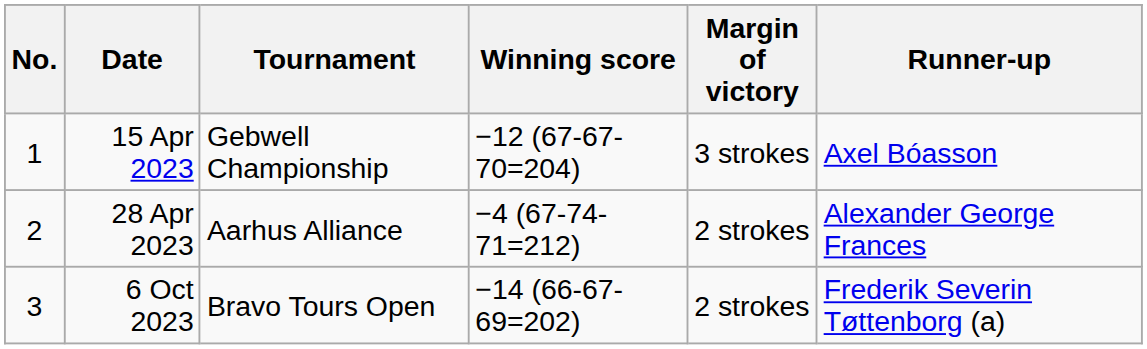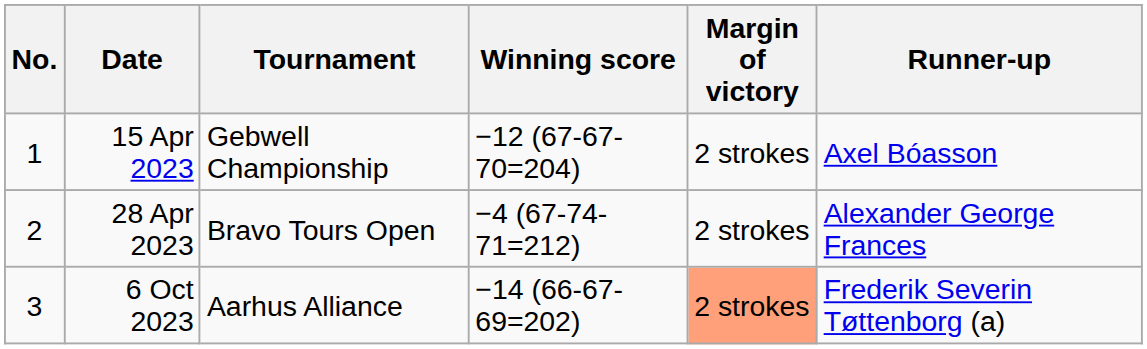(752, 152) 3 strokes -> (752, 152) 2 strokes
(305, 229) Aarhus Alliance -> (321, 229) Bravo Tours Open
(321, 306) Bravo Tours Open -> (305, 306) Aarhus Alliance
(752, 306) no background -> (752, 306) lightsalmon background
